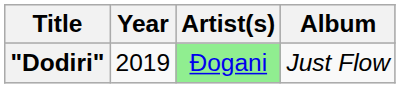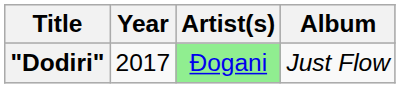(143, 62) 2019 -> (143, 62) 2017
